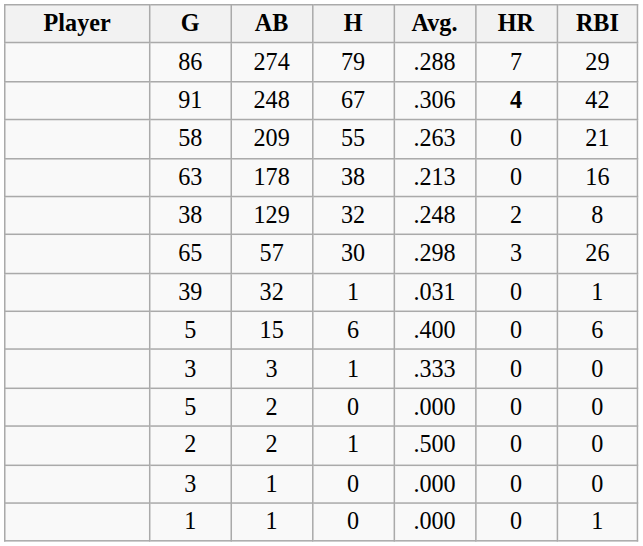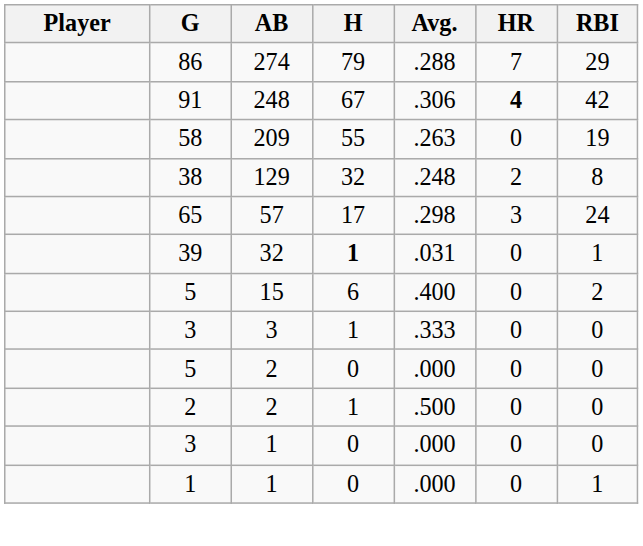(597, 138) 21 -> (597, 138) 19
- row: (190, 176)
(353, 253) 30 -> (353, 215) 17
(597, 253) 26 -> (597, 215) 24
(353, 291) normal -> (353, 253) bold
(597, 330) 6 -> (597, 291) 2
